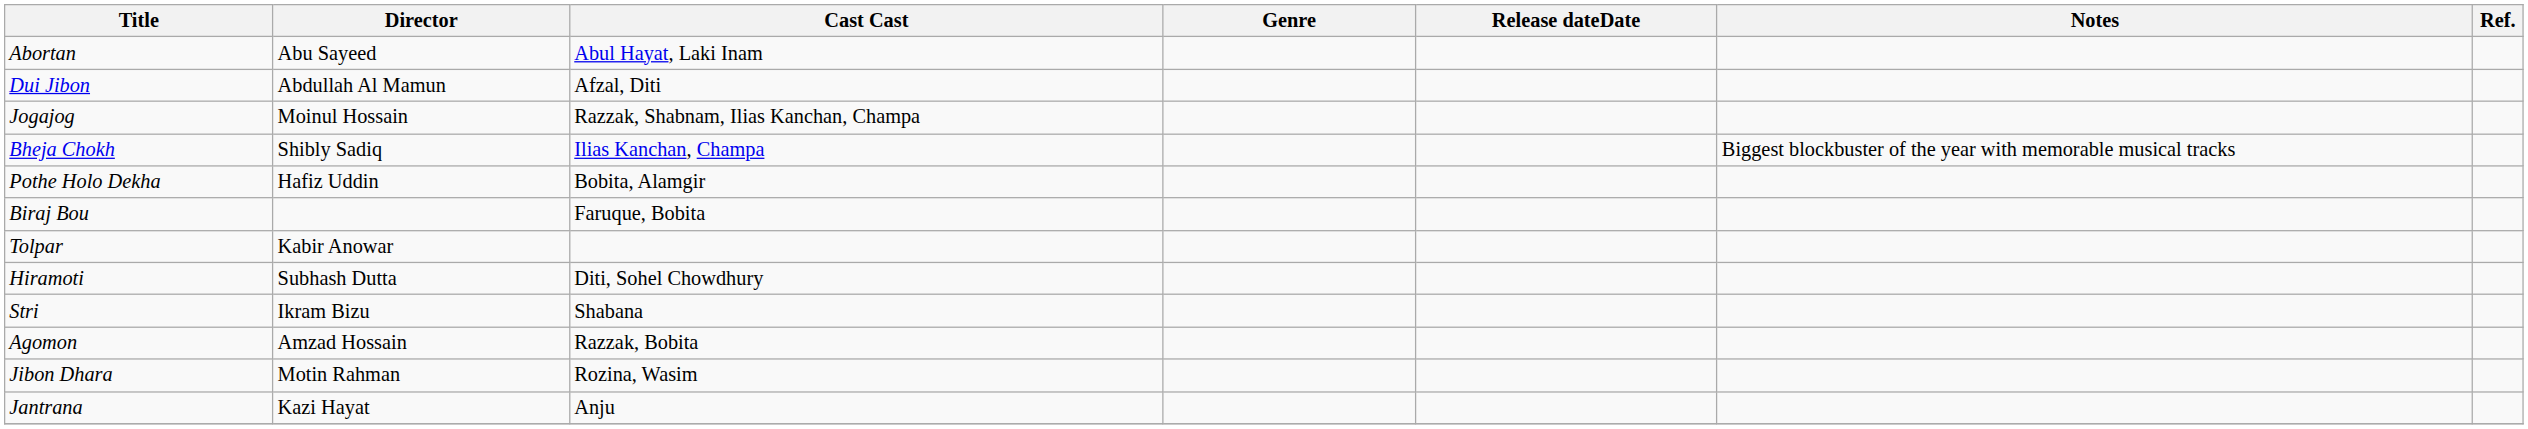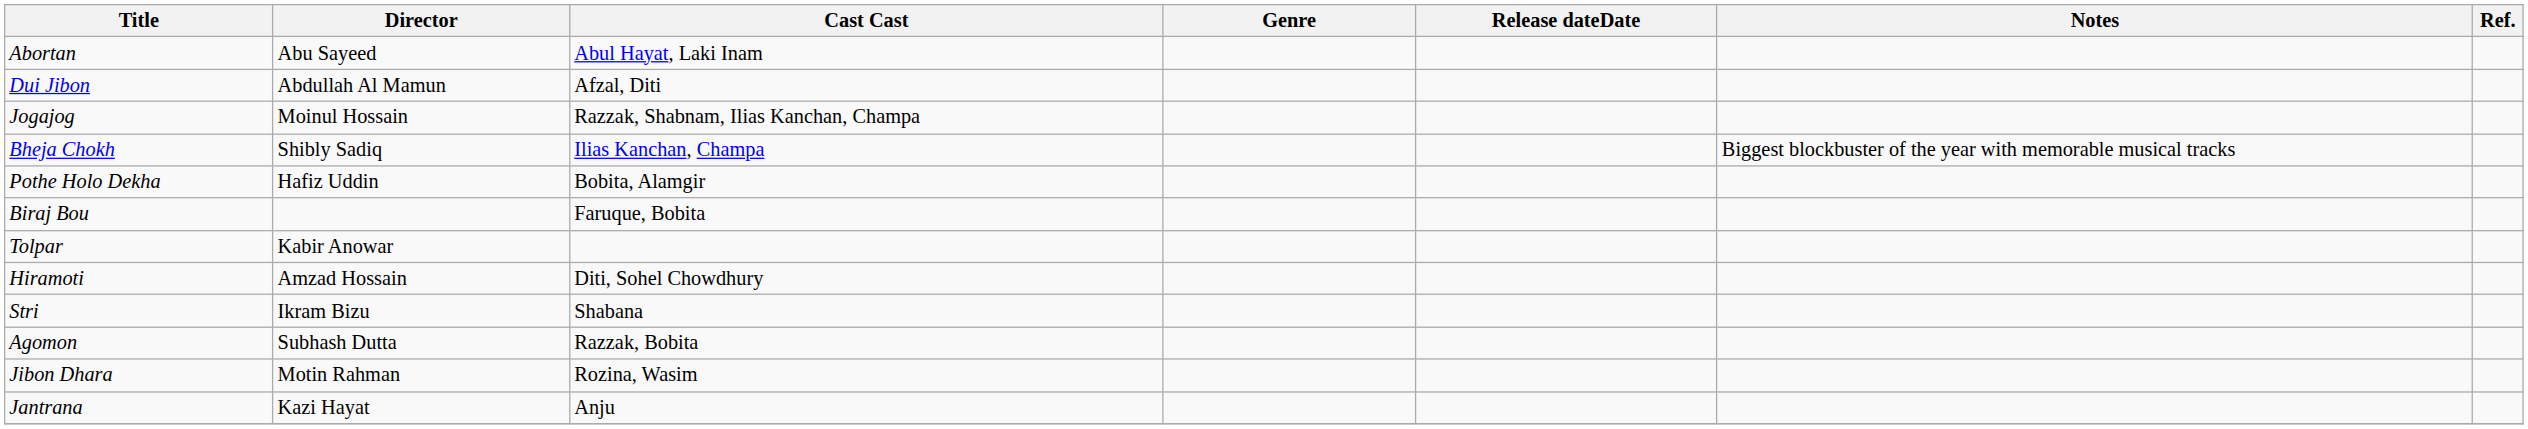(337, 278) Subhash Dutta -> (342, 278) Amzad Hossain
(342, 342) Amzad Hossain -> (337, 342) Subhash Dutta
